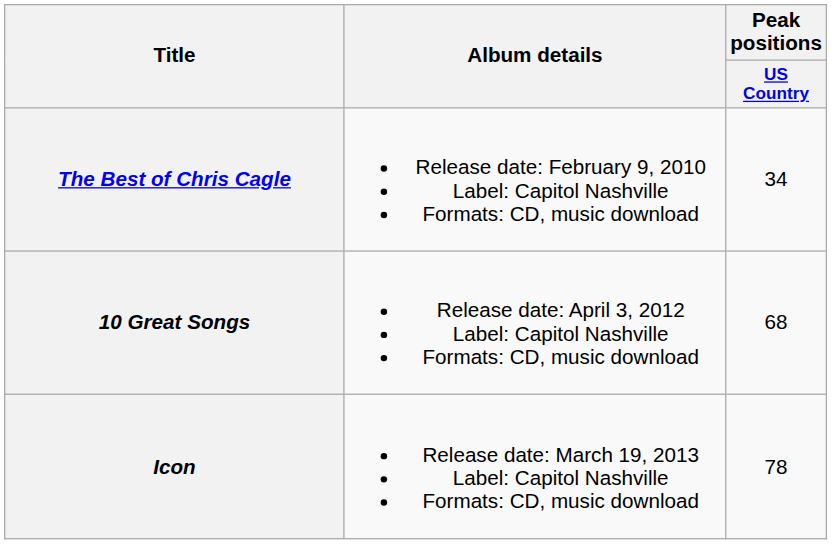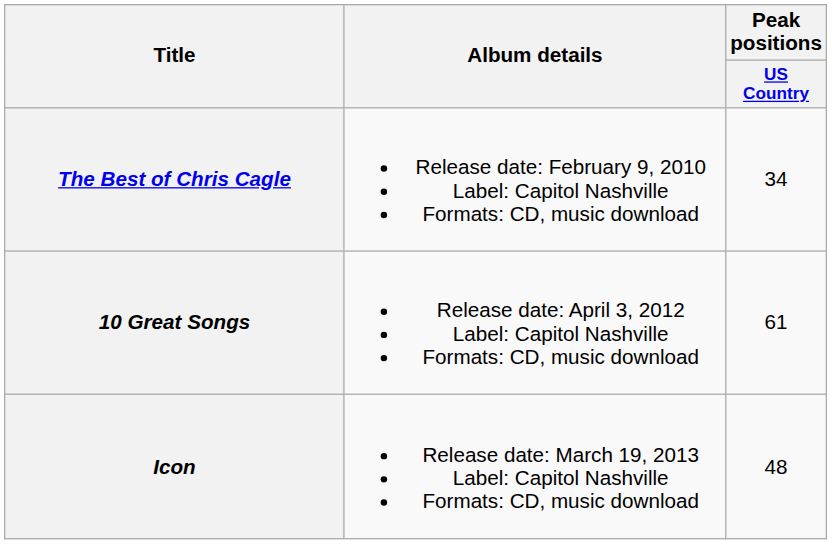(776, 322) 68 -> (776, 322) 61
(776, 466) 78 -> (776, 466) 48
